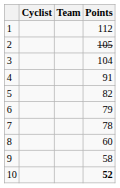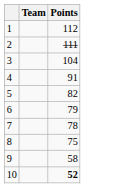- column: (37, 12)
(105, 45) 105 -> (70, 45) 111
(108, 142) 60 -> (73, 142) 75
